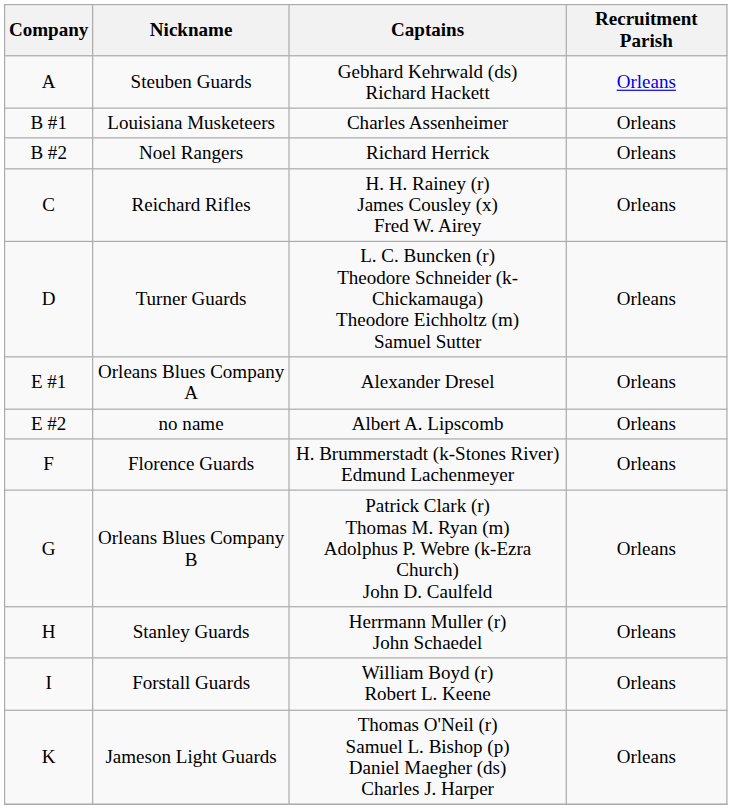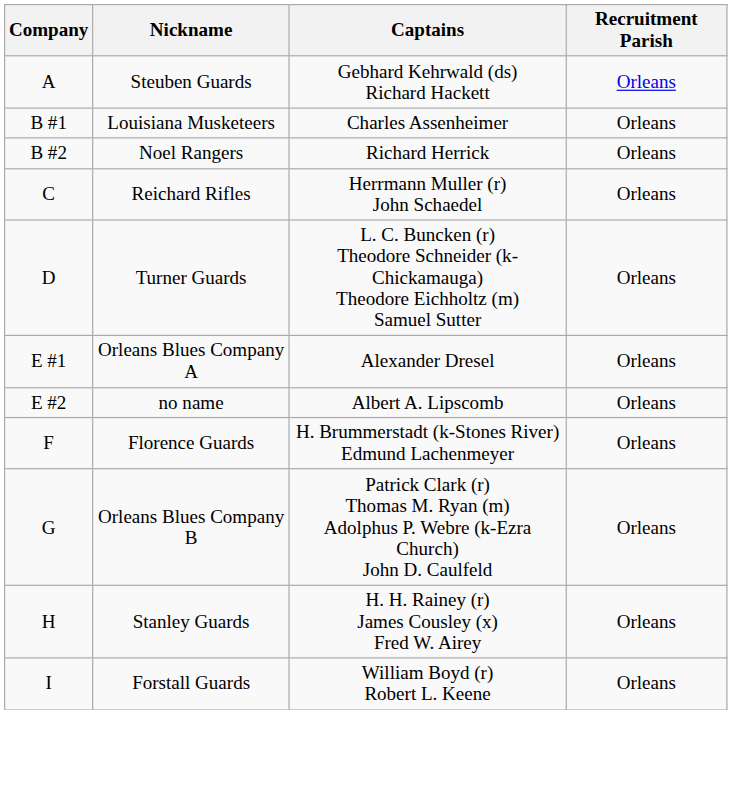(428, 204) H. H. Rainey (r) James Cousley (x) Fred W. Airey -> (428, 193) Herrmann Muller (r) John Schaedel
(428, 632) Herrmann Muller (r) John Schaedel -> (428, 621) H. H. Rainey (r) James Cousley (x) Fred W. Airey
- row: (191, 756)
